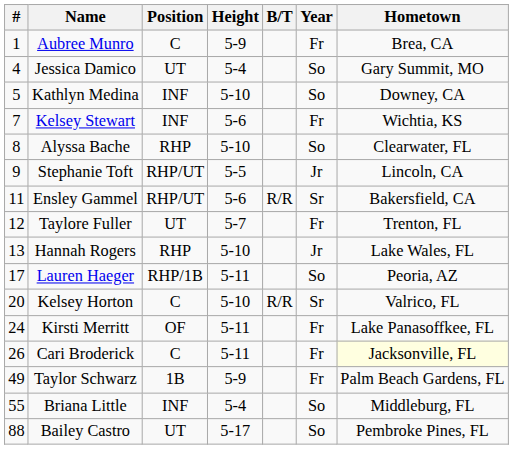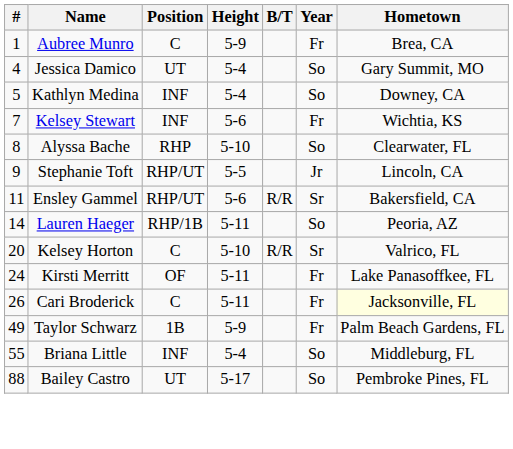(235, 95) 5-10 -> (235, 95) 5-4
- row: (85, 224)
- row: (85, 250)
(16, 276) 17 -> (16, 224) 14
